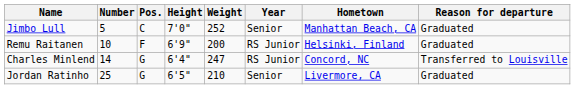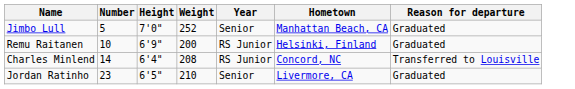- column: (151, 12)
(216, 60) 247 -> (188, 60) 208
(105, 76) 25 -> (105, 76) 23
